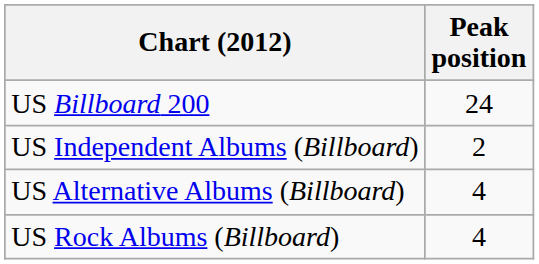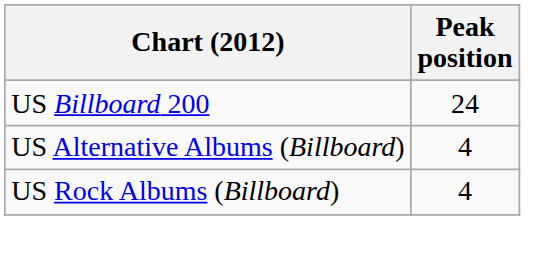- row: (215, 147)
